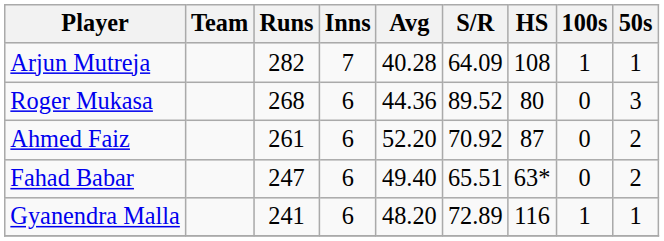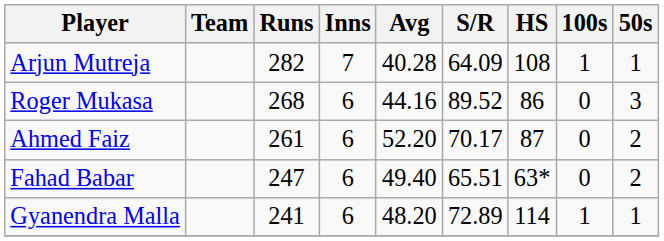(409, 100) 44.36 -> (409, 100) 44.16
(532, 100) 80 -> (532, 100) 86
(475, 139) 70.92 -> (475, 139) 70.17
(532, 216) 116 -> (532, 216) 114
